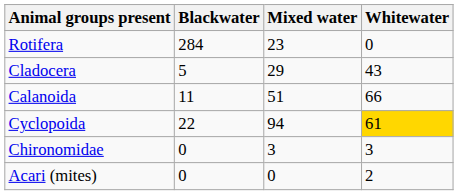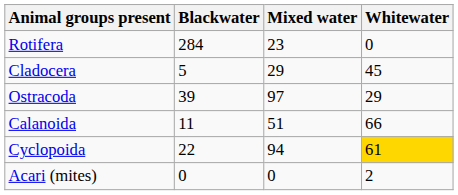(373, 70) 43 -> (373, 70) 45
+ row: (42, 96)
- row: (56, 149)
